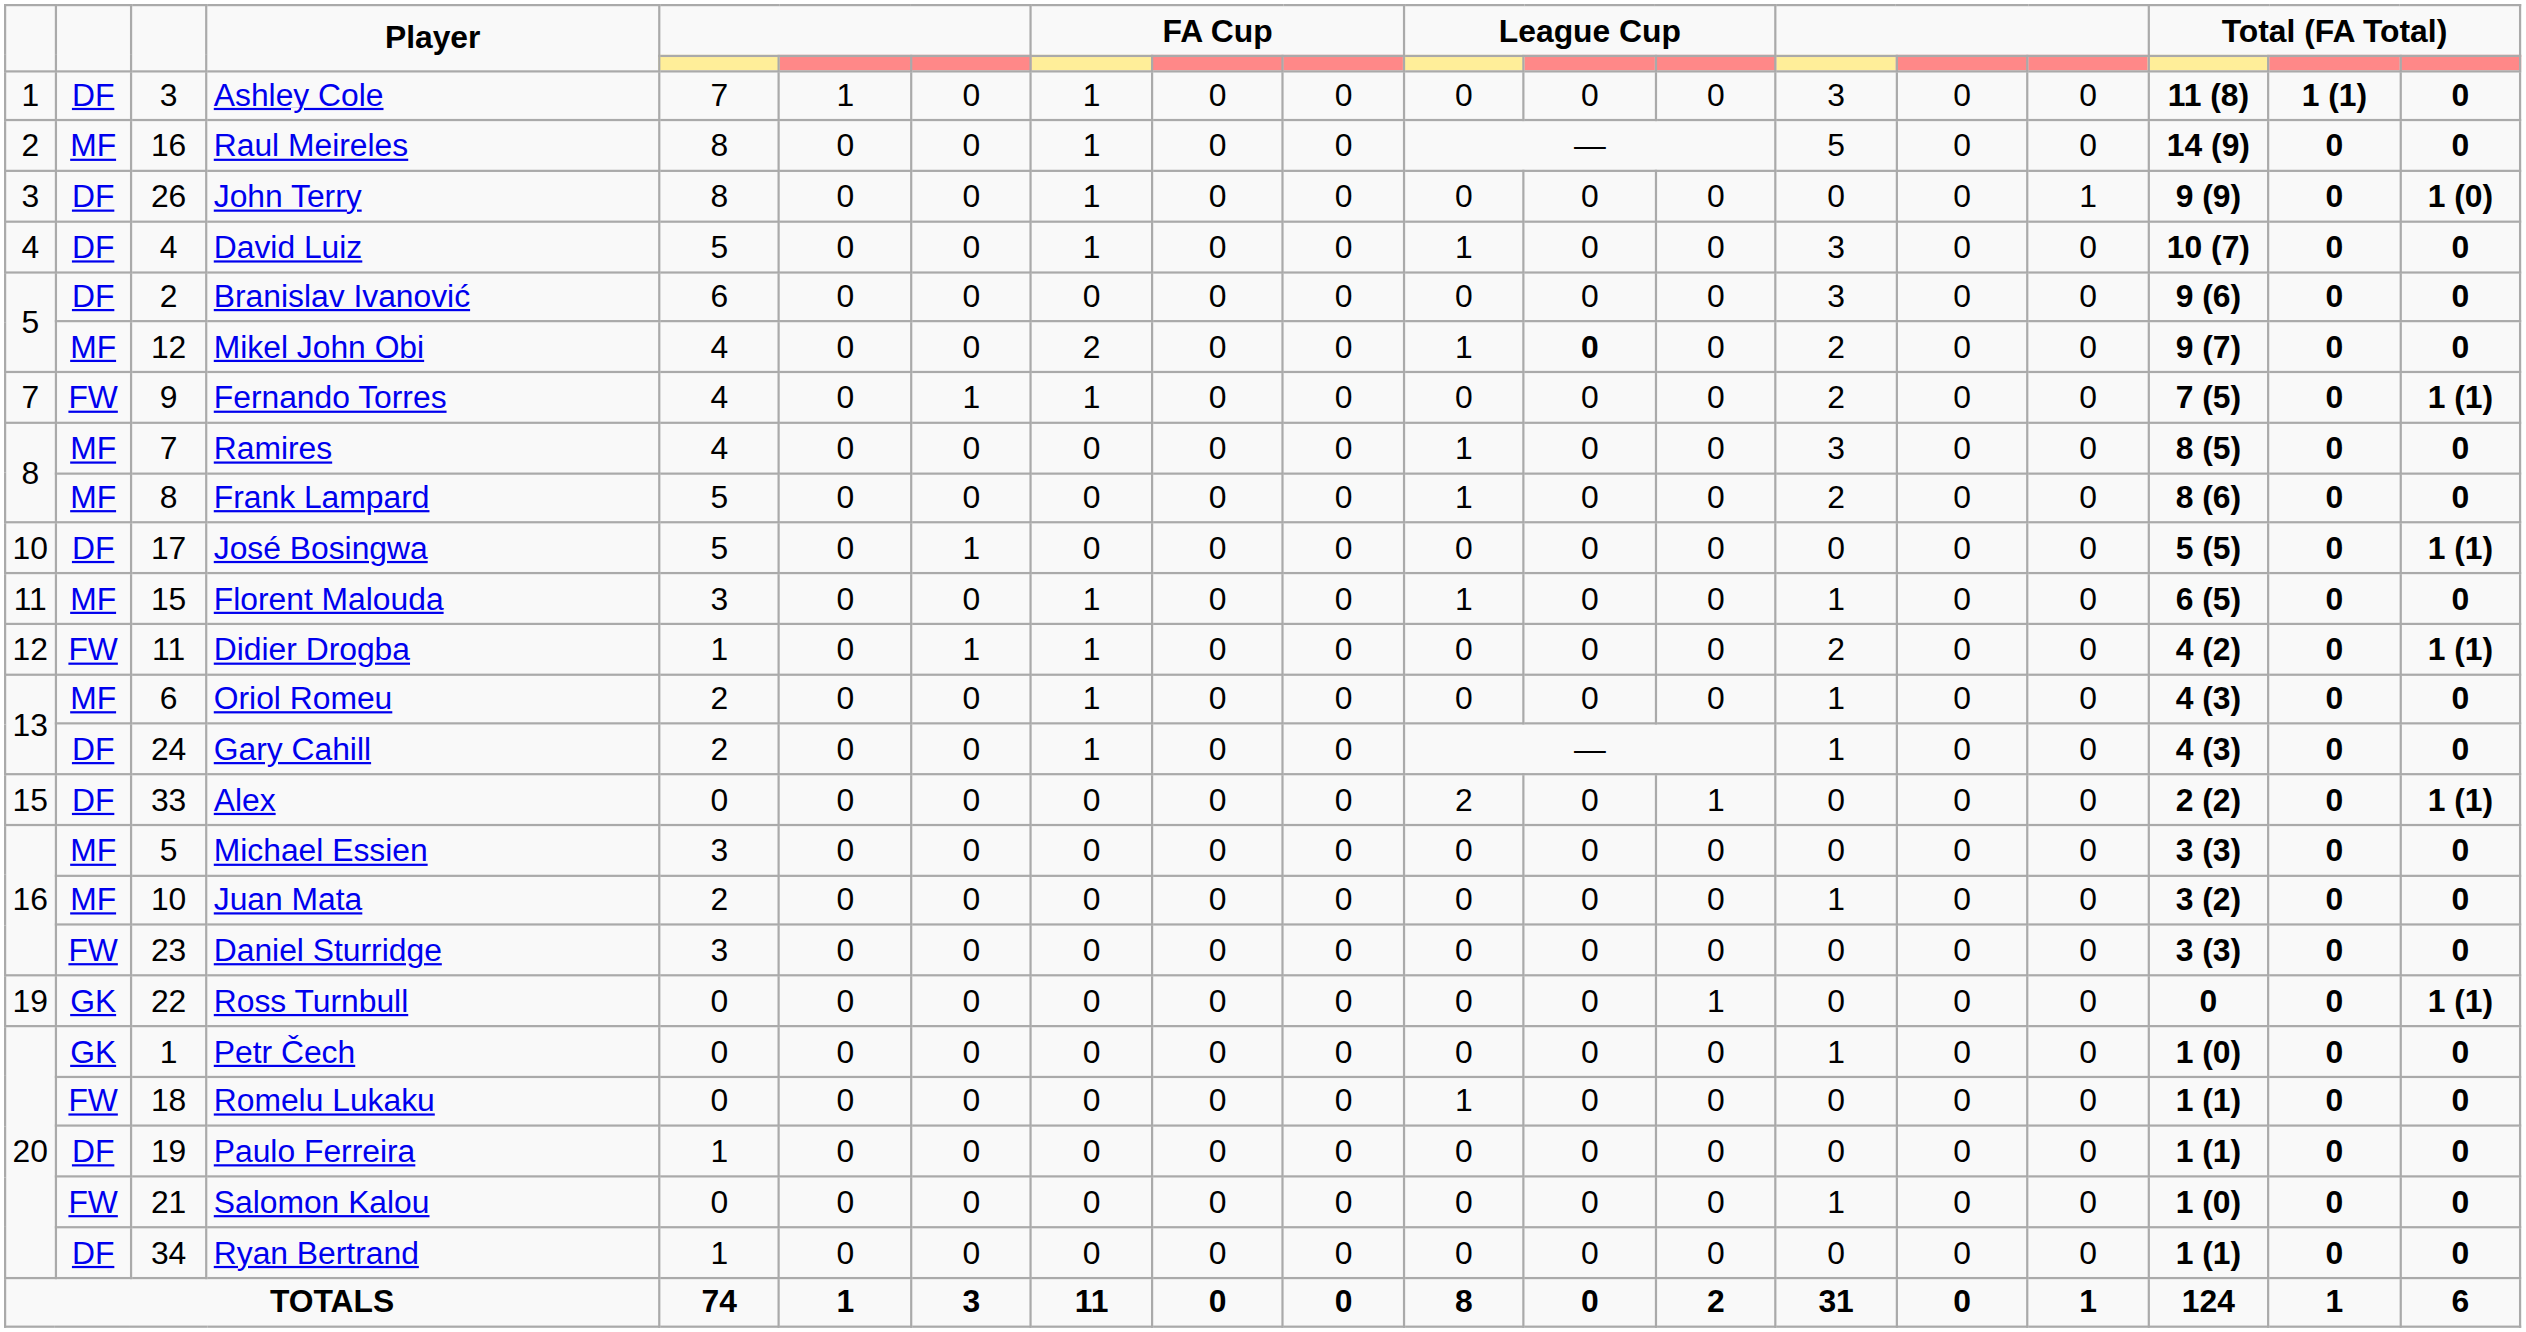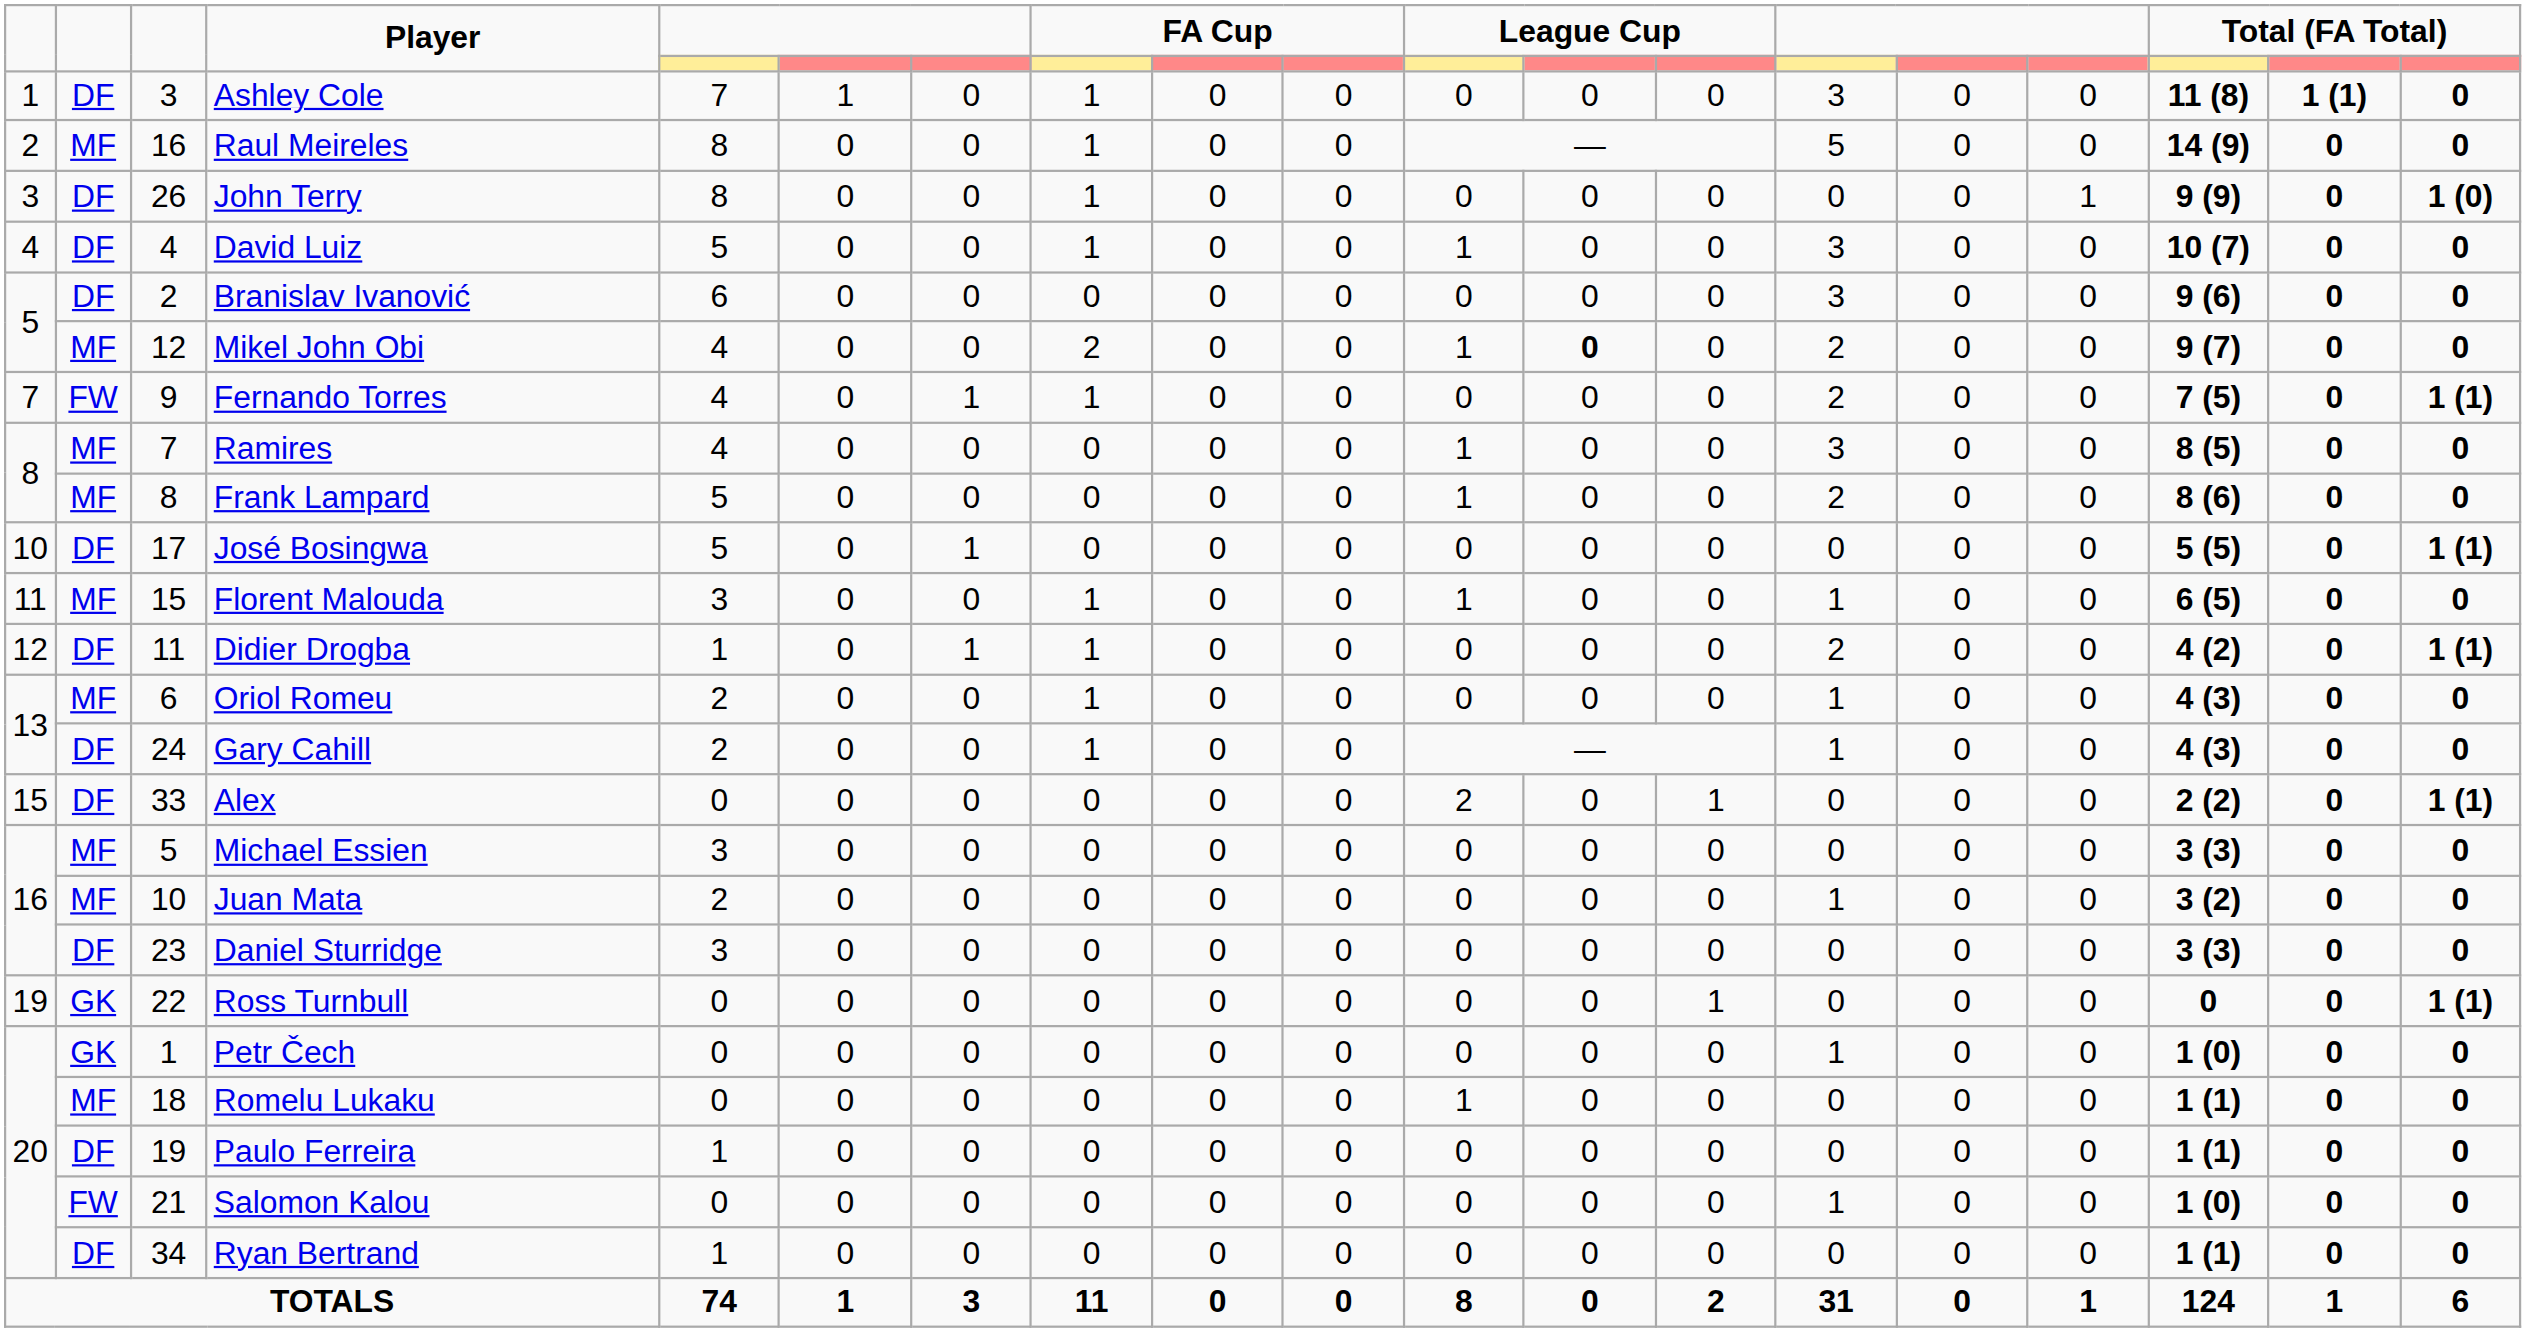(93, 649) FW -> (93, 649) DF
(93, 951) FW -> (93, 951) DF
(93, 1101) FW -> (93, 1101) MF
